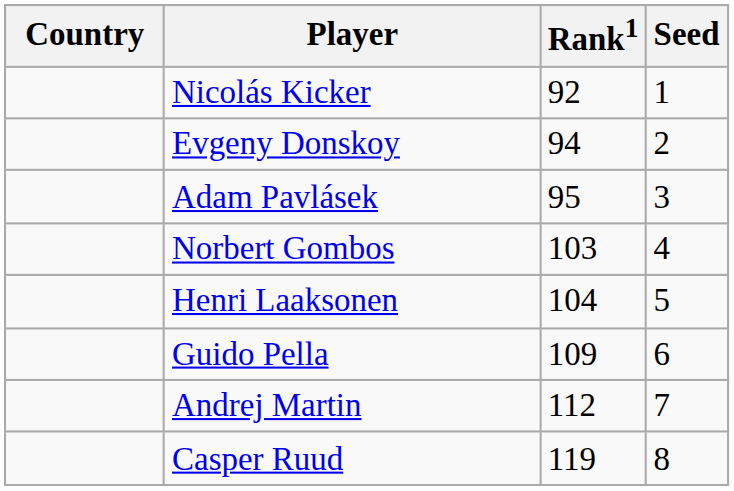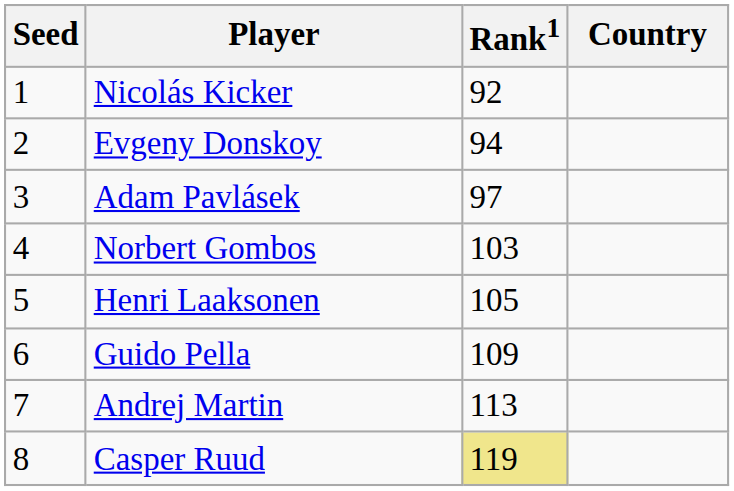columns swapped: (85, 35) <-> (687, 35)
(564, 196) 95 -> (486, 196) 97
(572, 300) 104 -> (494, 300) 105
(572, 405) 112 -> (494, 405) 113
(572, 457) no background -> (494, 457) khaki background
